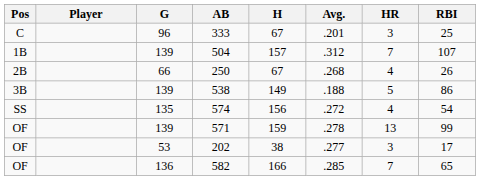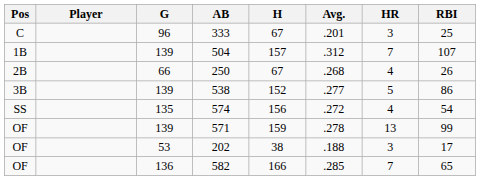(277, 90) 149 -> (277, 90) 152
(334, 90) .188 -> (334, 90) .277
(334, 147) .277 -> (334, 147) .188
